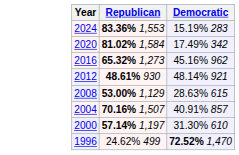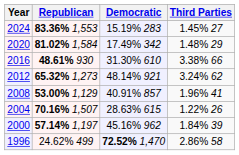+ column: (201, 13)
(133, 61) 65.32% 1,273 -> (66, 61) 48.61% 930
(201, 61) 45.16% 962 -> (134, 61) 31.30% 610
(133, 77) 48.61% 930 -> (66, 77) 65.32% 1,273
(201, 93) 28.63% 615 -> (134, 93) 40.91% 857
(201, 109) 40.91% 857 -> (134, 109) 28.63% 615
(201, 125) 31.30% 610 -> (134, 125) 45.16% 962
